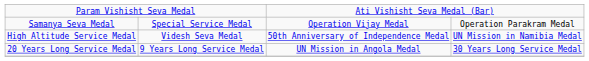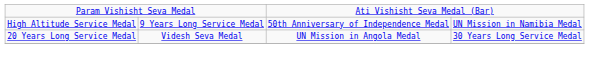- row: (72, 24)
(202, 37) Videsh Seva Medal -> (202, 24) 9 Years Long Service Medal
(202, 50) 9 Years Long Service Medal -> (202, 37) Videsh Seva Medal
